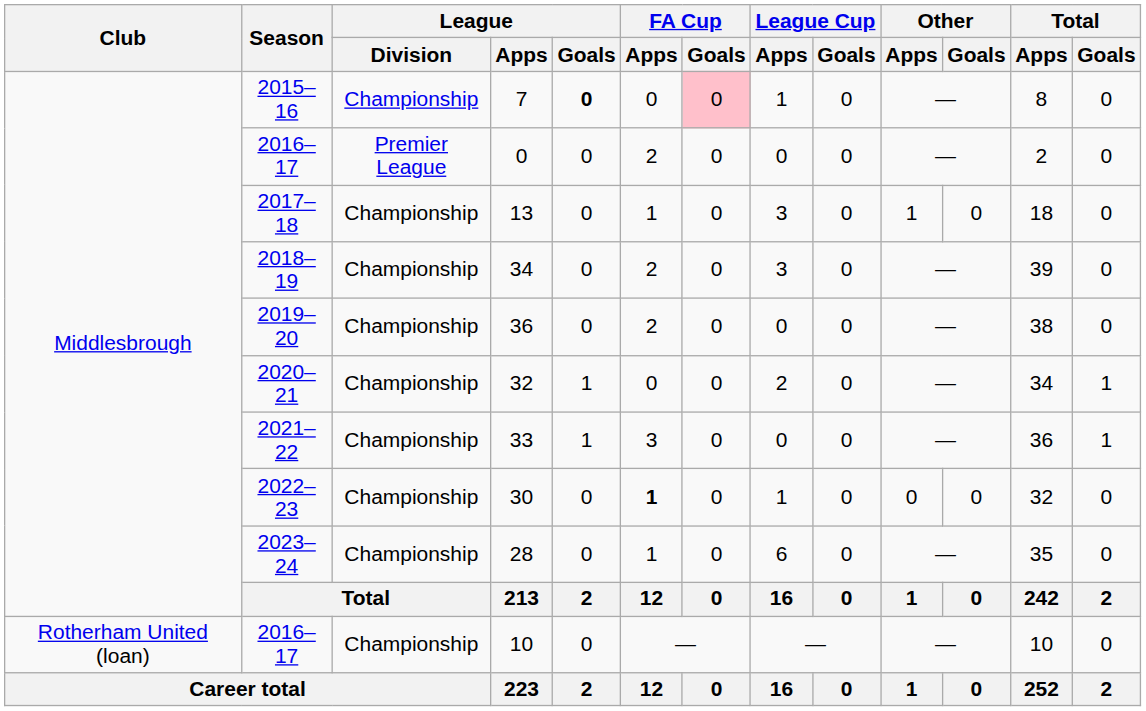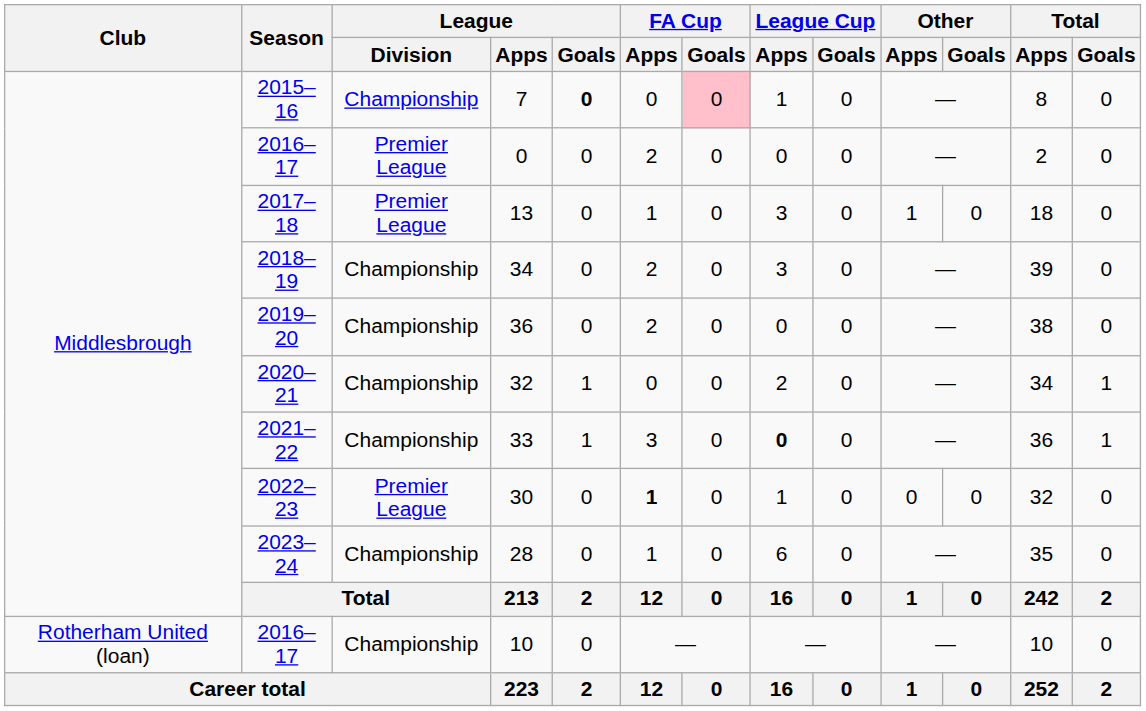(411, 213) Championship -> (411, 213) Premier League
(781, 440) normal -> (781, 440) bold
(411, 497) Championship -> (411, 497) Premier League
